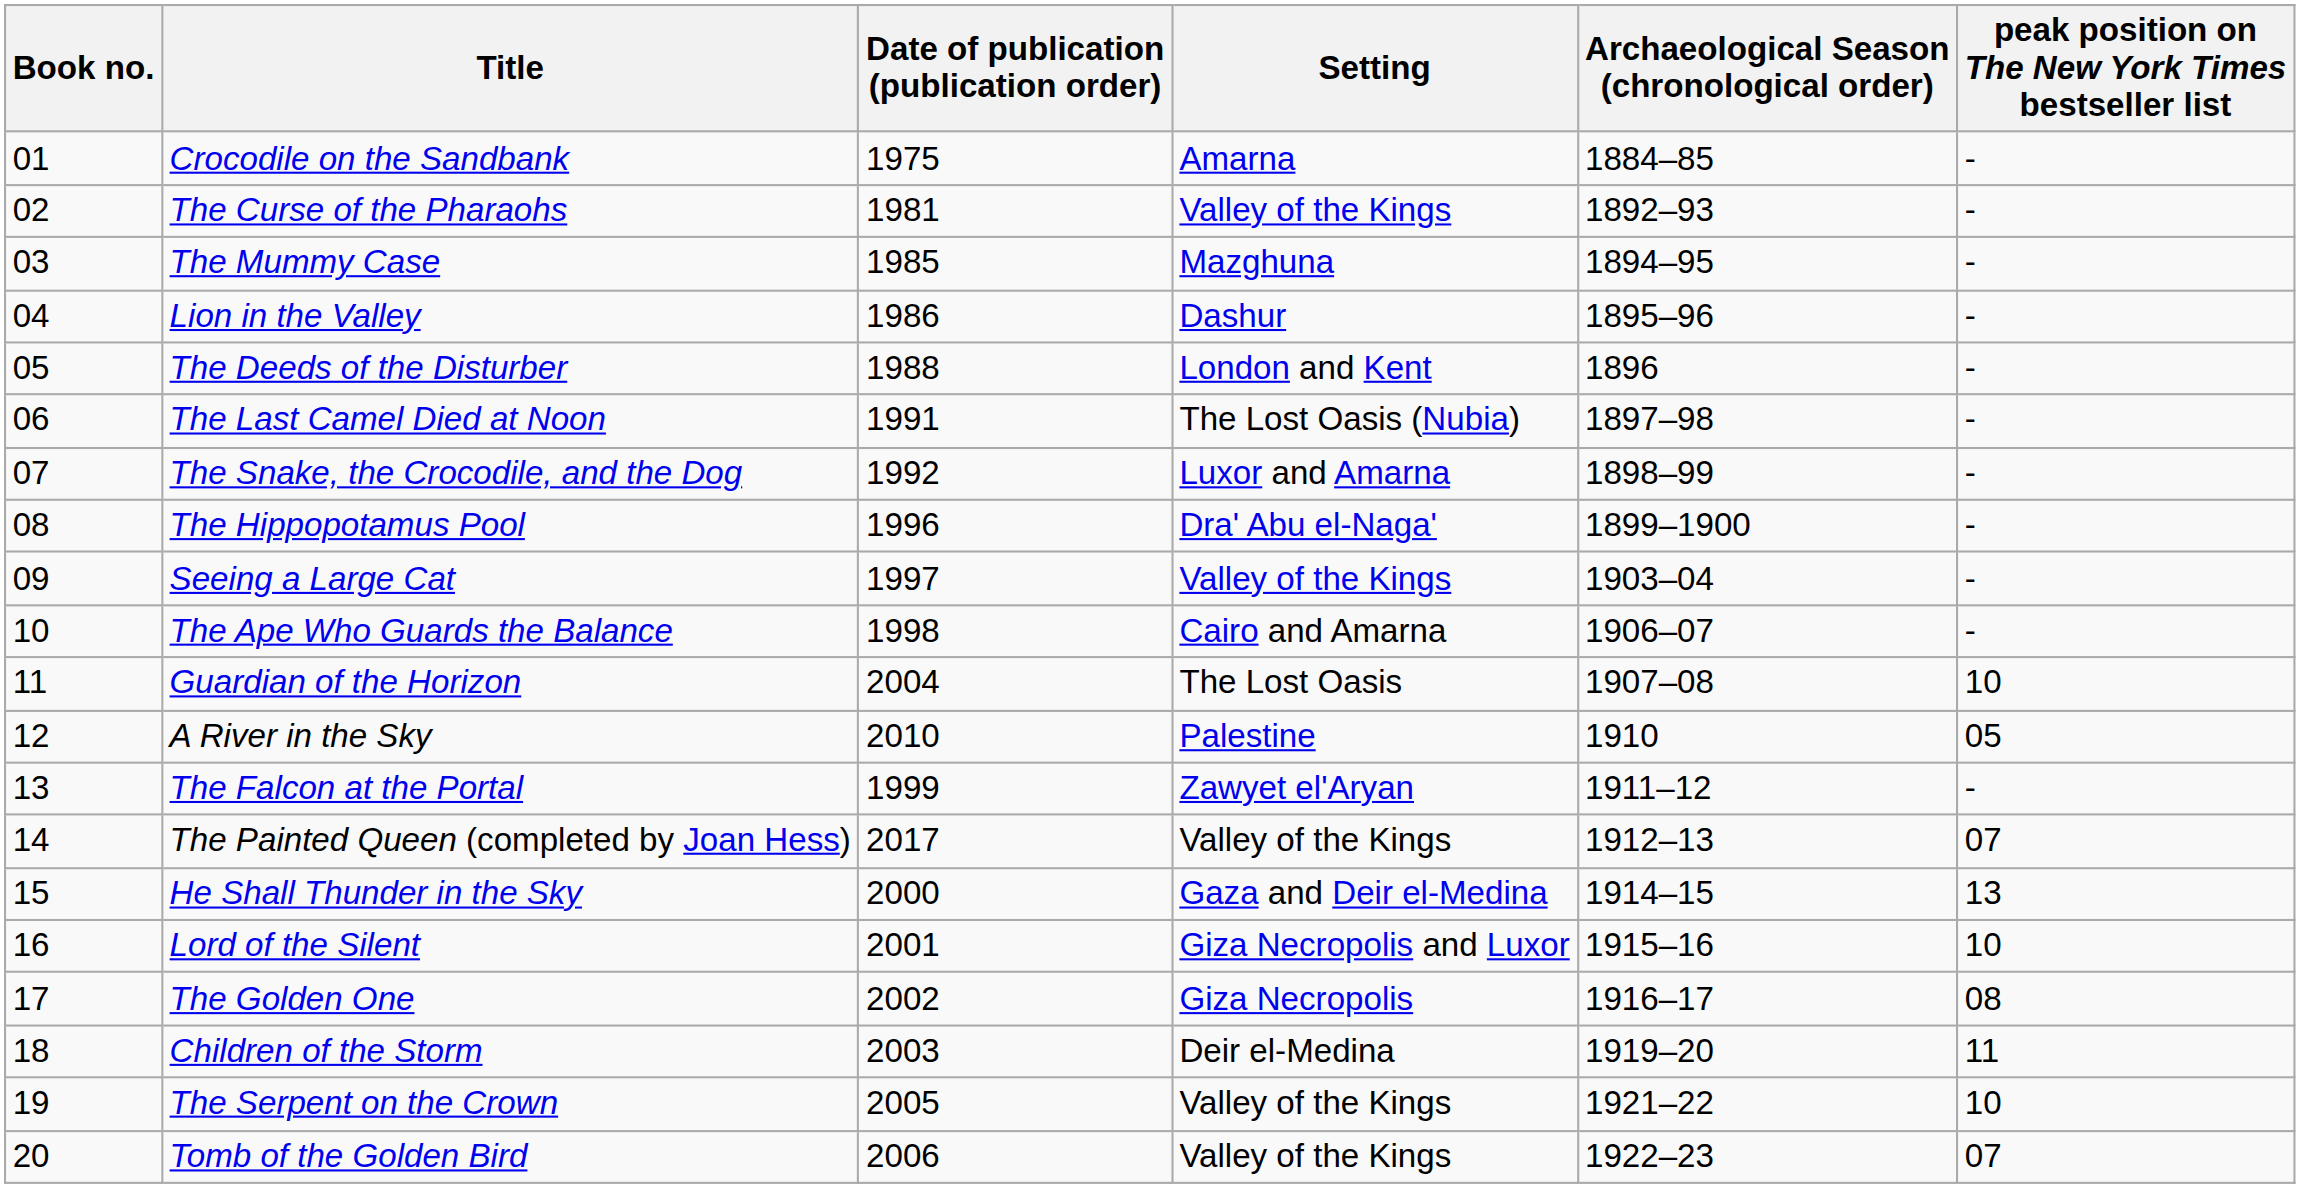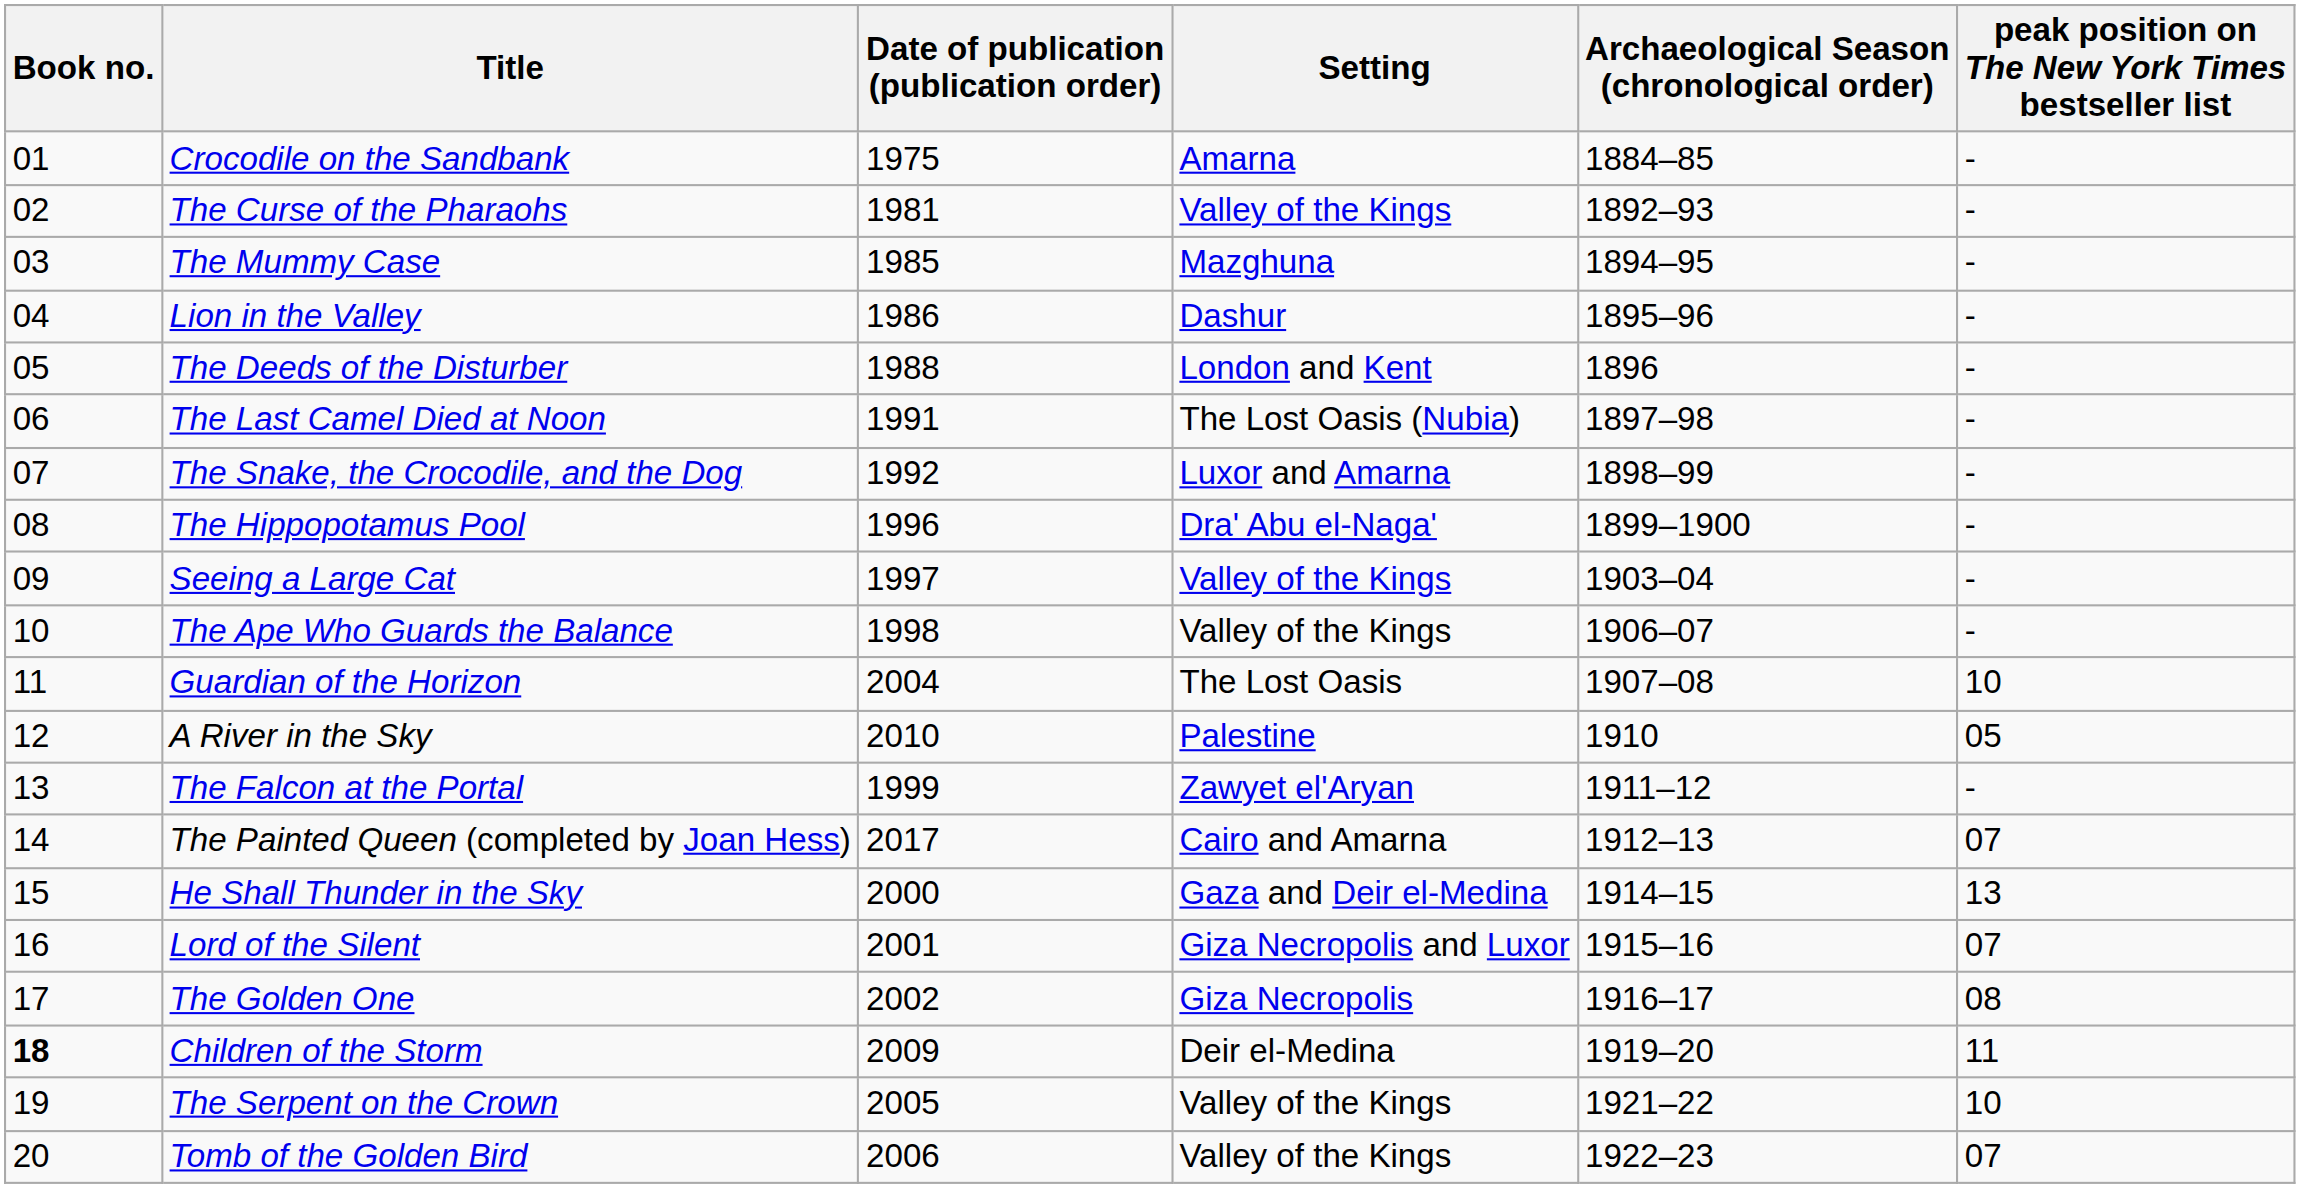(1313, 630) Cairo and Amarna -> (1315, 630) Valley of the Kings
(1315, 840) Valley of the Kings -> (1313, 840) Cairo and Amarna
(1983, 945) 10 -> (1983, 945) 07
(31, 1050) normal -> (31, 1050) bold
(903, 1050) 2003 -> (903, 1050) 2009
